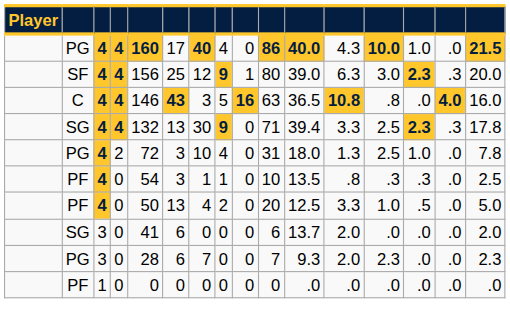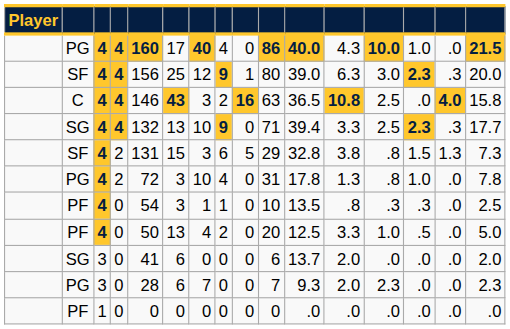(223, 101) 5 -> (223, 101) 2
(393, 101) .8 -> (389, 101) 2.5
(485, 101) 16.0 -> (485, 101) 15.8
(202, 127) 30 -> (202, 127) 10
(485, 127) 17.8 -> (485, 127) 17.7
+ row: (78, 153)
(304, 153) 18.0 -> (304, 180) 17.8
(389, 153) 2.5 -> (393, 180) .8
